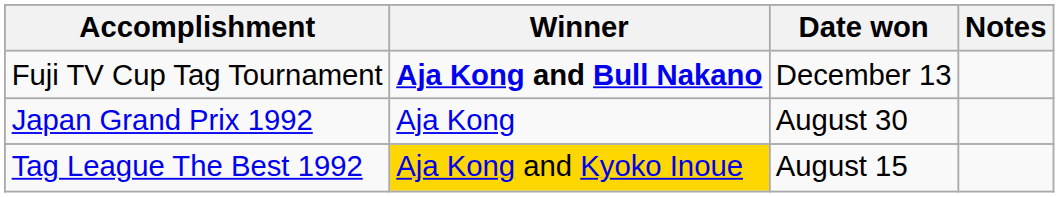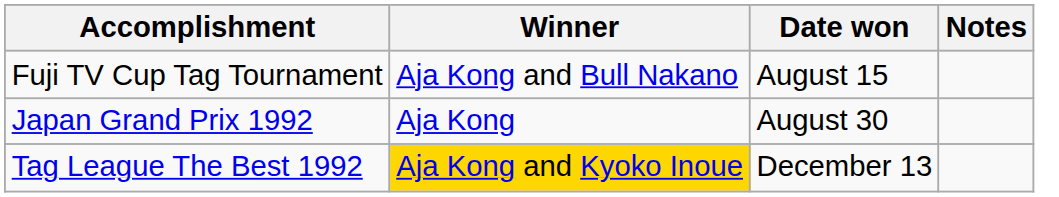(579, 74) bold -> (567, 74) normal
(864, 74) December 13 -> (822, 74) August 15
(842, 167) August 15 -> (844, 167) December 13
